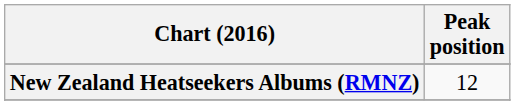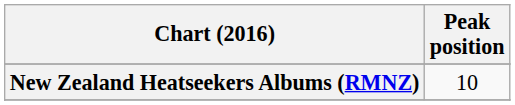(467, 81) 12 -> (467, 81) 10
